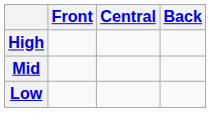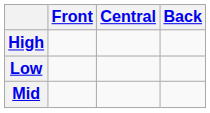rows swapped: (26, 68) <-> (26, 94)
